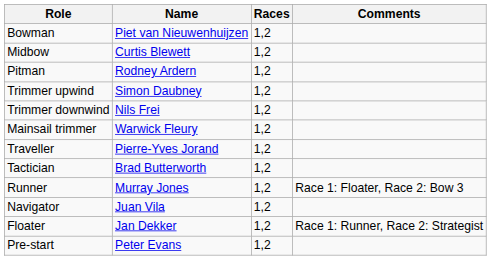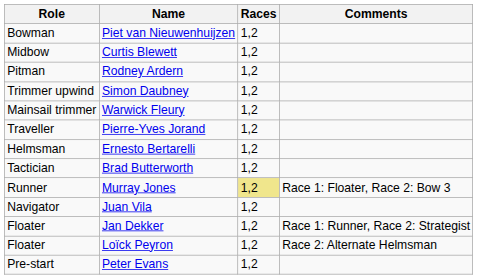- row: (137, 110)
+ row: (149, 149)
(262, 187) no background -> (249, 187) khaki background
+ row: (137, 245)
